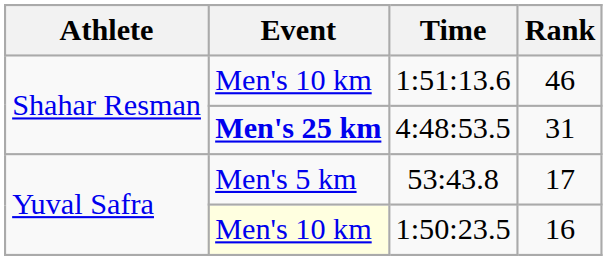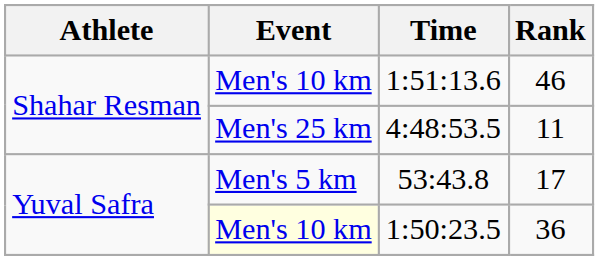(298, 129) bold -> (293, 129) normal
(560, 129) 31 -> (550, 129) 11
(560, 229) 16 -> (550, 229) 36
